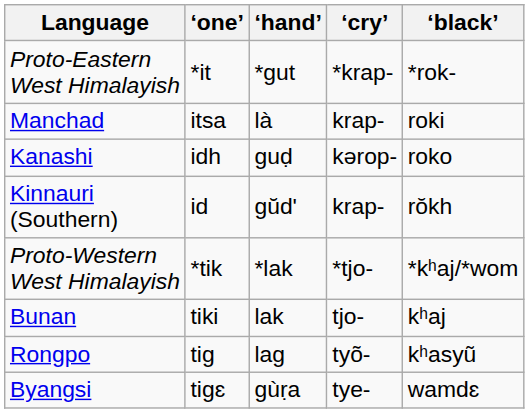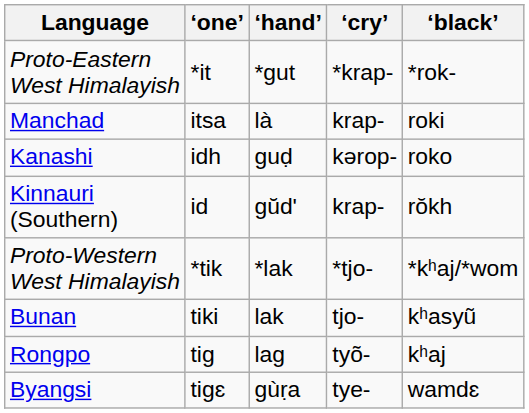(427, 317) kʰaj -> (442, 317) kʰasyũ
(442, 353) kʰasyũ -> (427, 353) kʰaj
